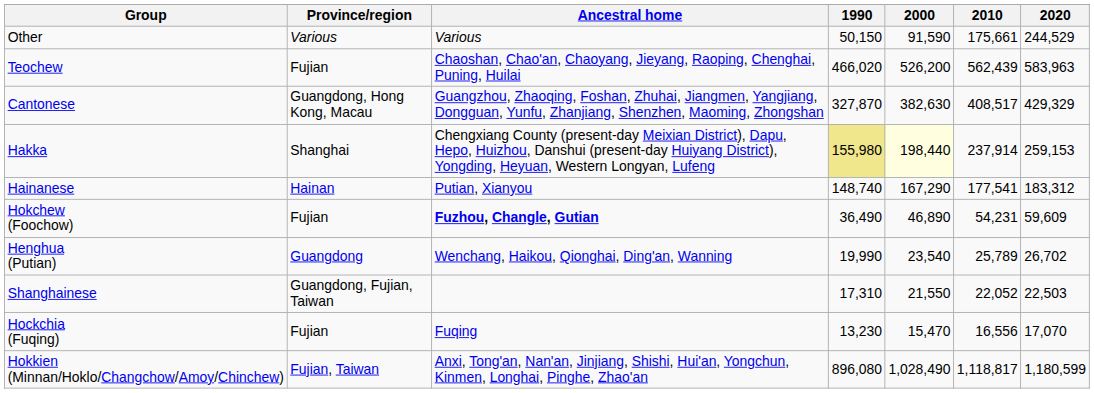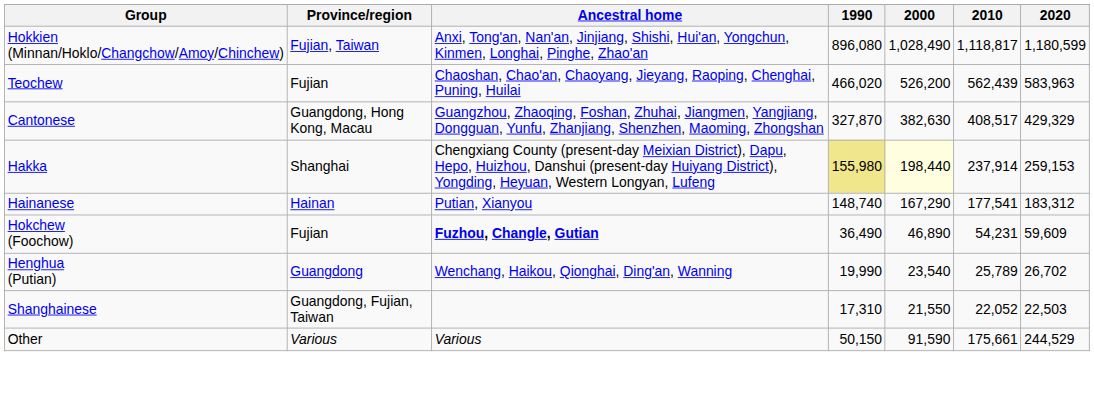rows swapped: (146, 369) <-> (25, 37)
- row: (36, 331)
